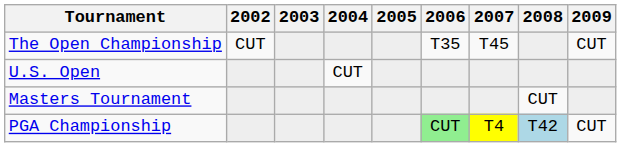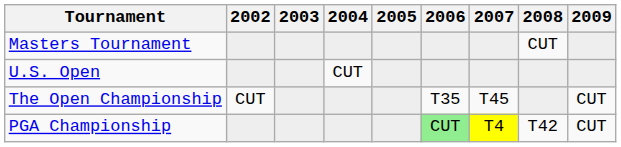rows swapped: (100, 101) <-> (115, 46)
(543, 128) lightblue background -> (543, 128) no background
